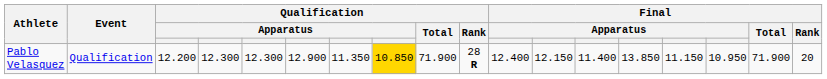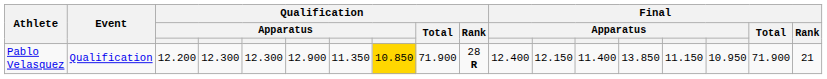(807, 58) 20 -> (807, 58) 21
